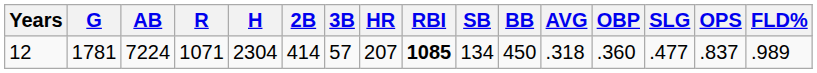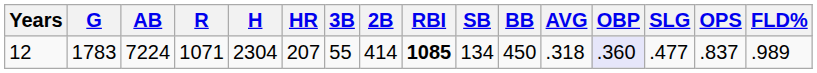columns swapped: (303, 20) <-> (381, 20)
(94, 52) 1781 -> (94, 52) 1783
(340, 52) 57 -> (340, 52) 55
(616, 52) no background -> (616, 52) lavender background
